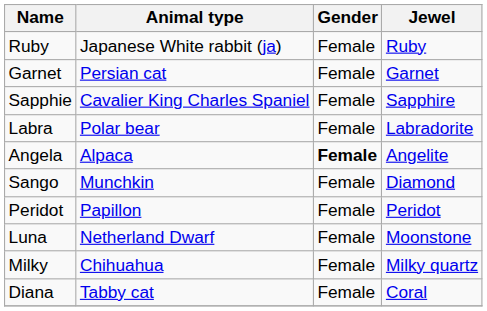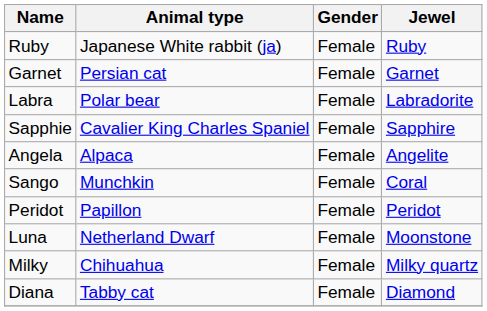rows swapped: (40, 100) <-> (31, 127)
(347, 155) bold -> (346, 155) normal
(420, 182) Diamond -> (407, 182) Coral
(407, 292) Coral -> (420, 292) Diamond
